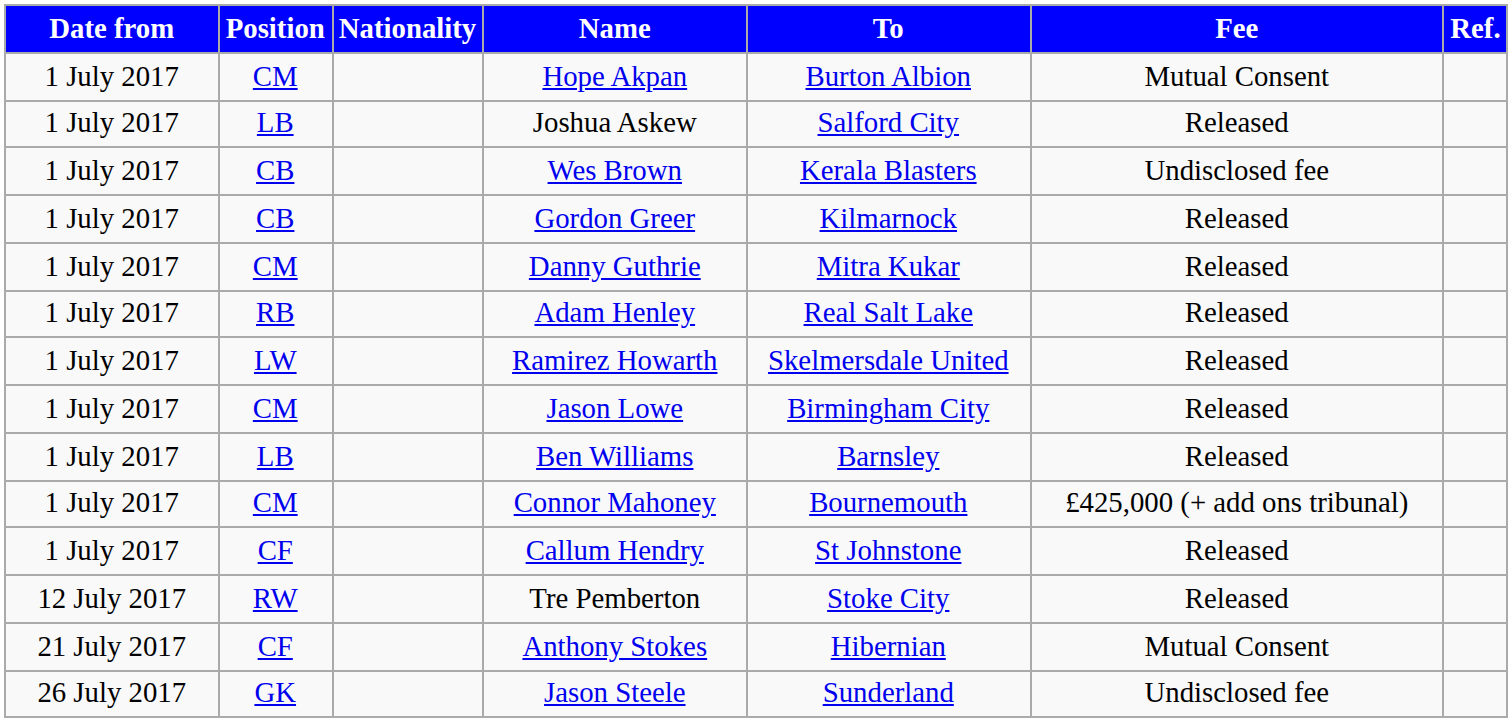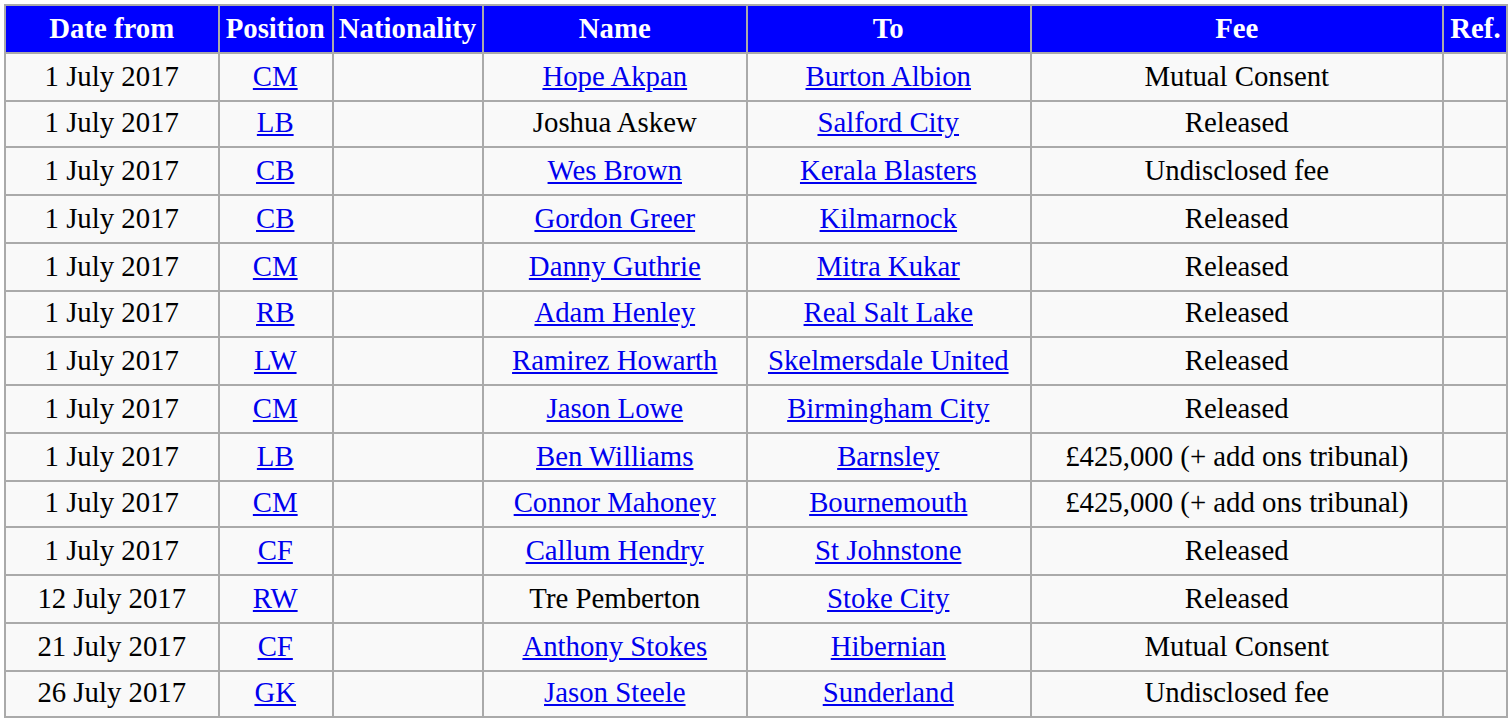(1237, 456) Released -> (1237, 456) £425,000 (+ add ons tribunal)
